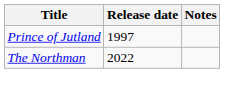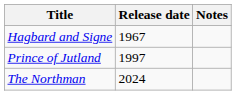+ row: (60, 36)
(120, 57) 2022 -> (132, 79) 2024
